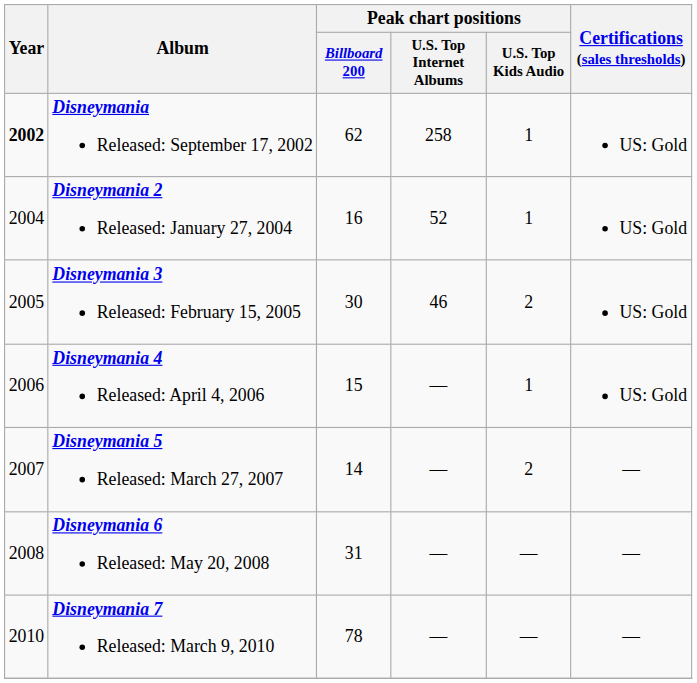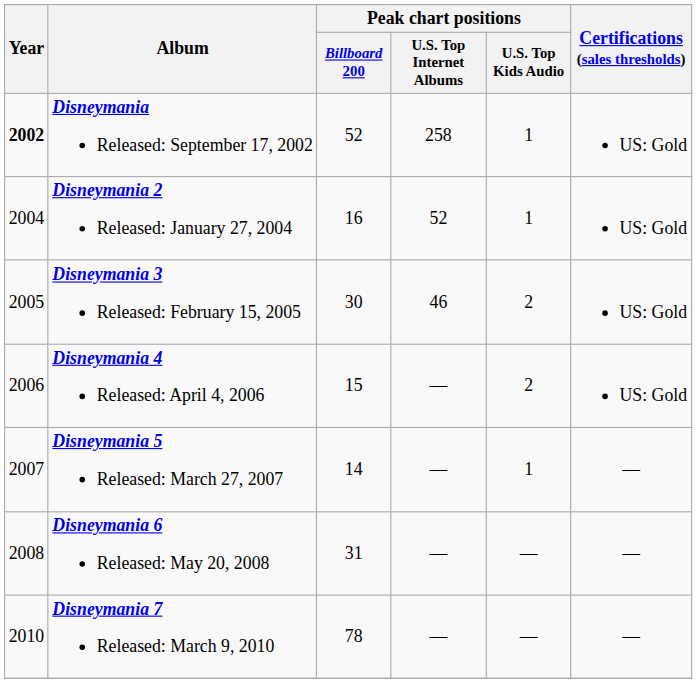(354, 134) 62 -> (354, 134) 52
(529, 385) 1 -> (529, 385) 2
(529, 469) 2 -> (529, 469) 1
